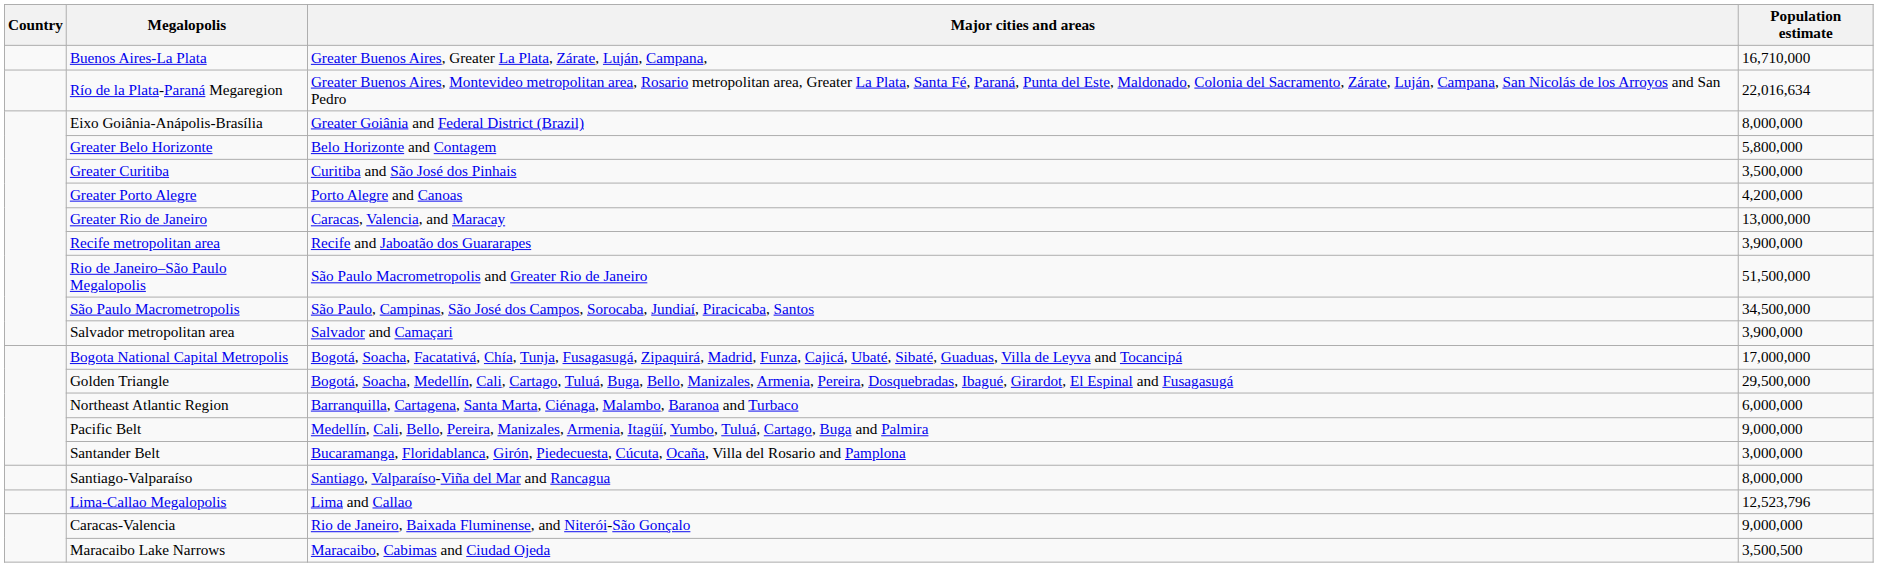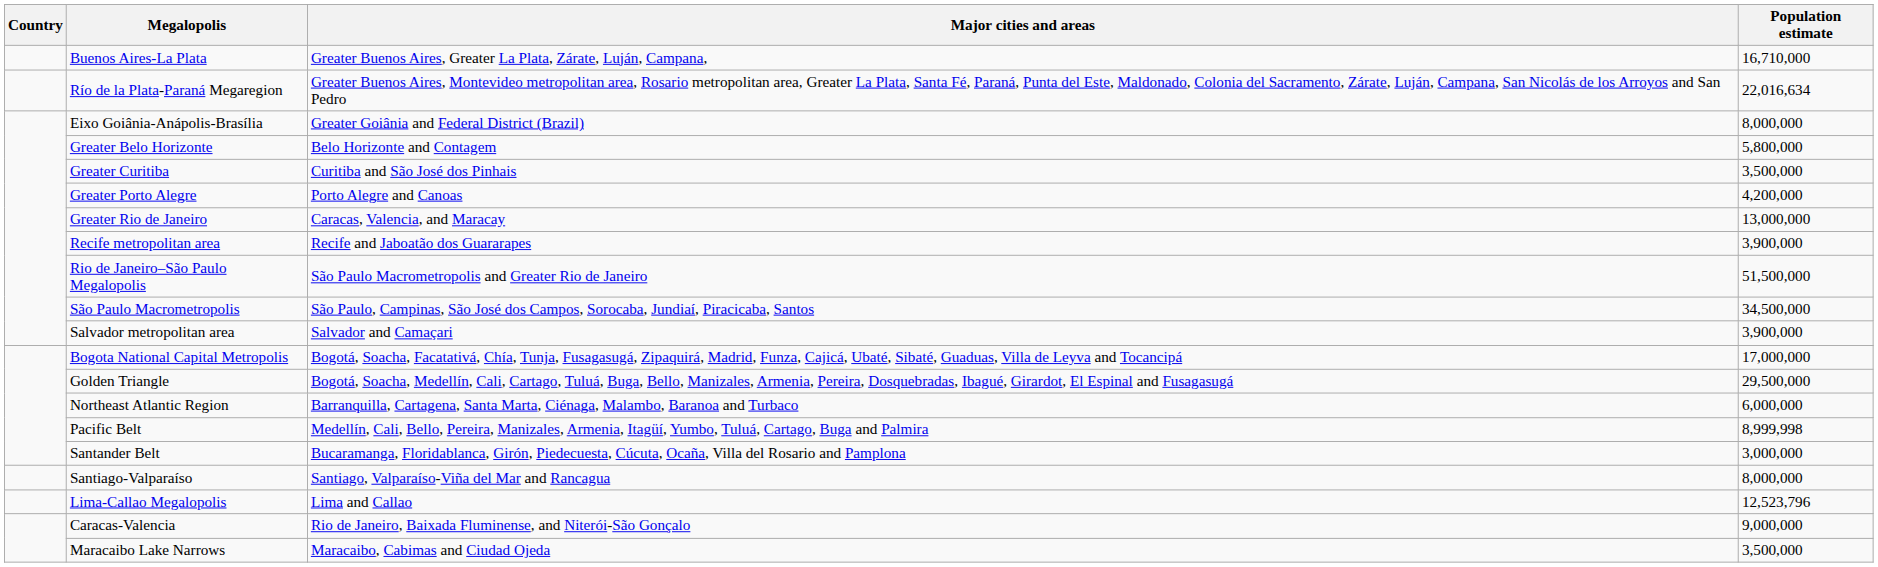(1772, 429) 9,000,000 -> (1772, 429) 8,999,998
(1772, 549) 3,500,500 -> (1772, 549) 3,500,000
